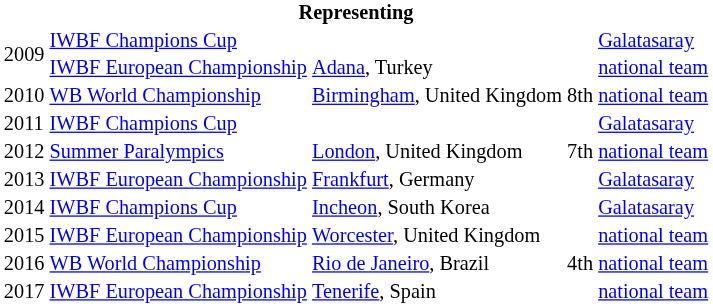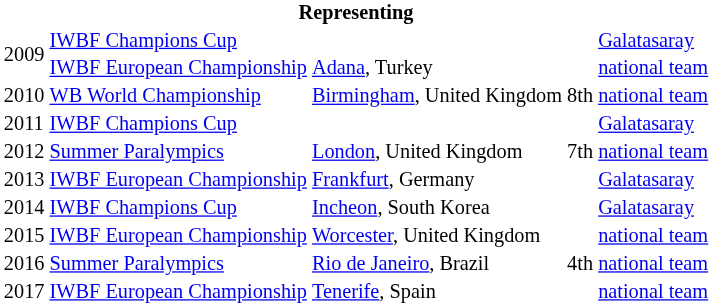(155, 263) WB World Championship -> (137, 263) Summer Paralympics
